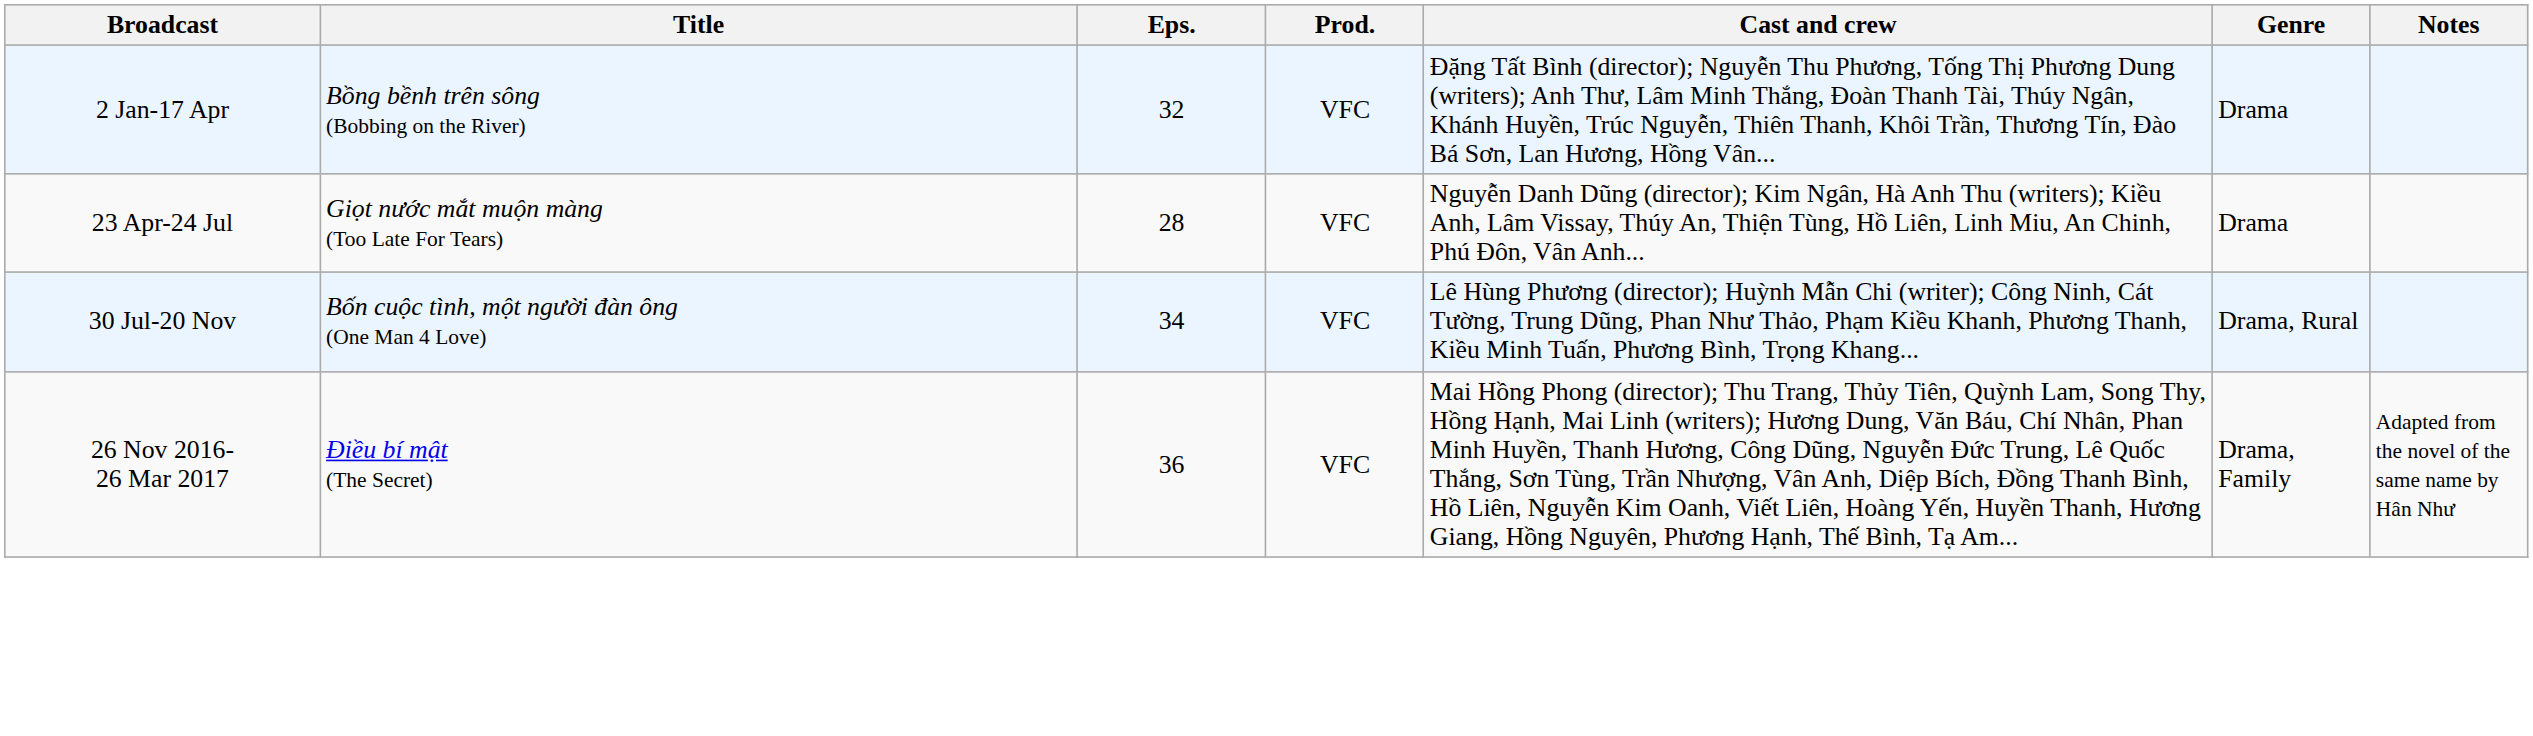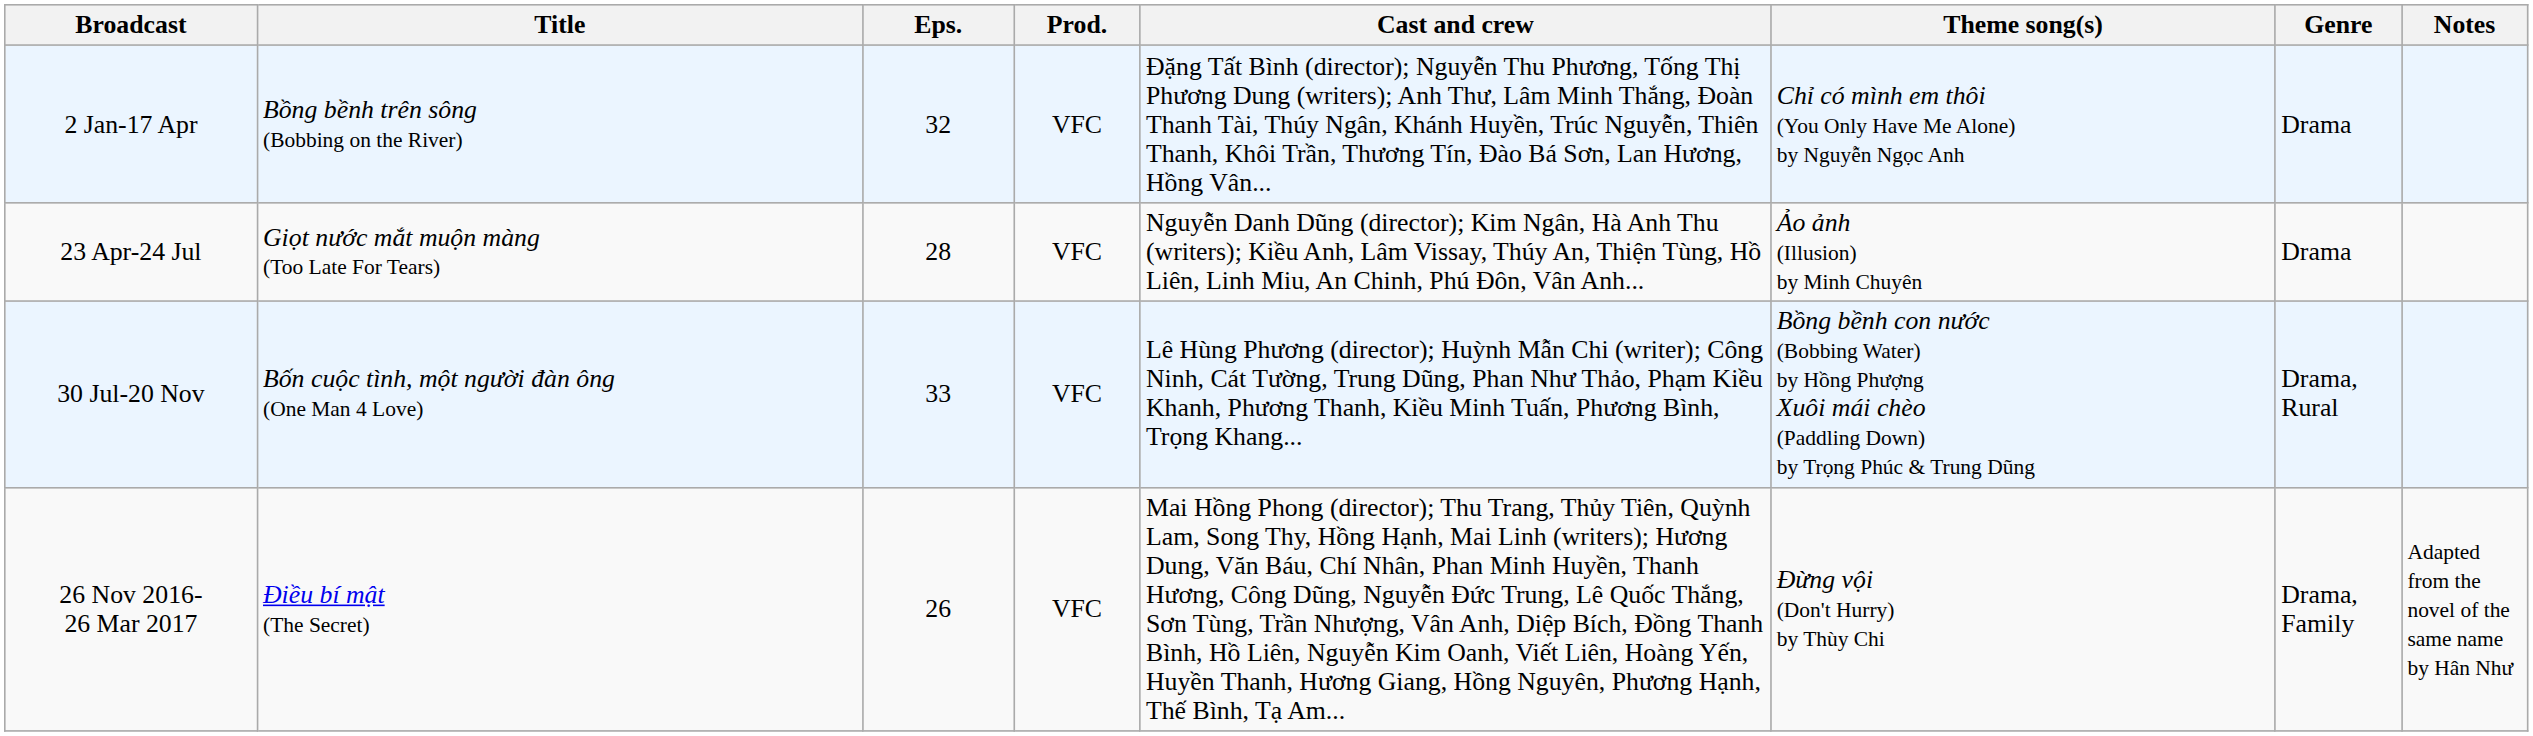+ column: (2023, 24)
(1172, 321) 34 -> (938, 393) 33
(1172, 463) 36 -> (938, 608) 26
